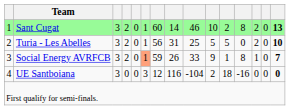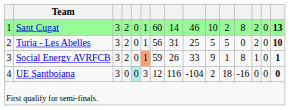(278, 58) 7 -> (278, 58) 1
(136, 74) no background -> (136, 74) paleturquoise background
